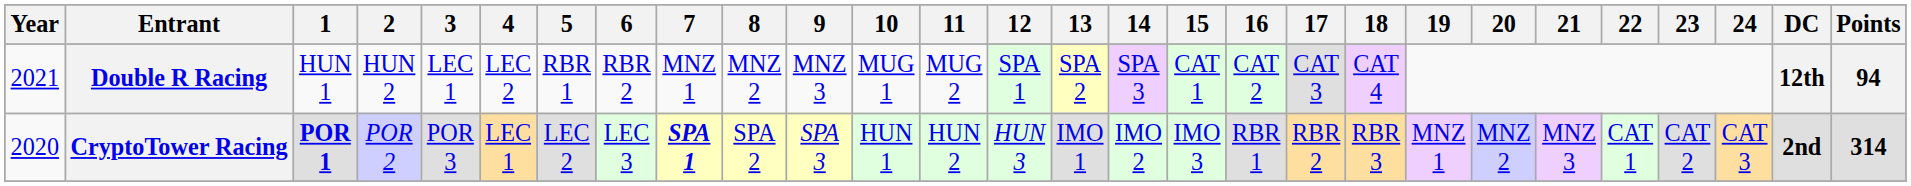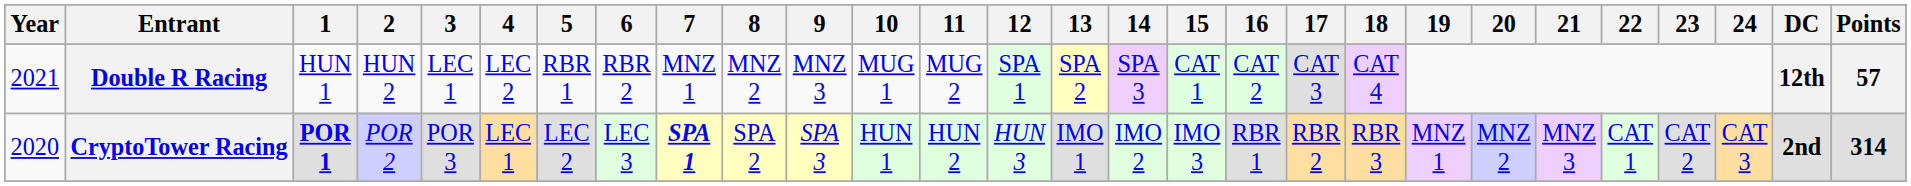(1868, 78) 94 -> (1868, 78) 57
